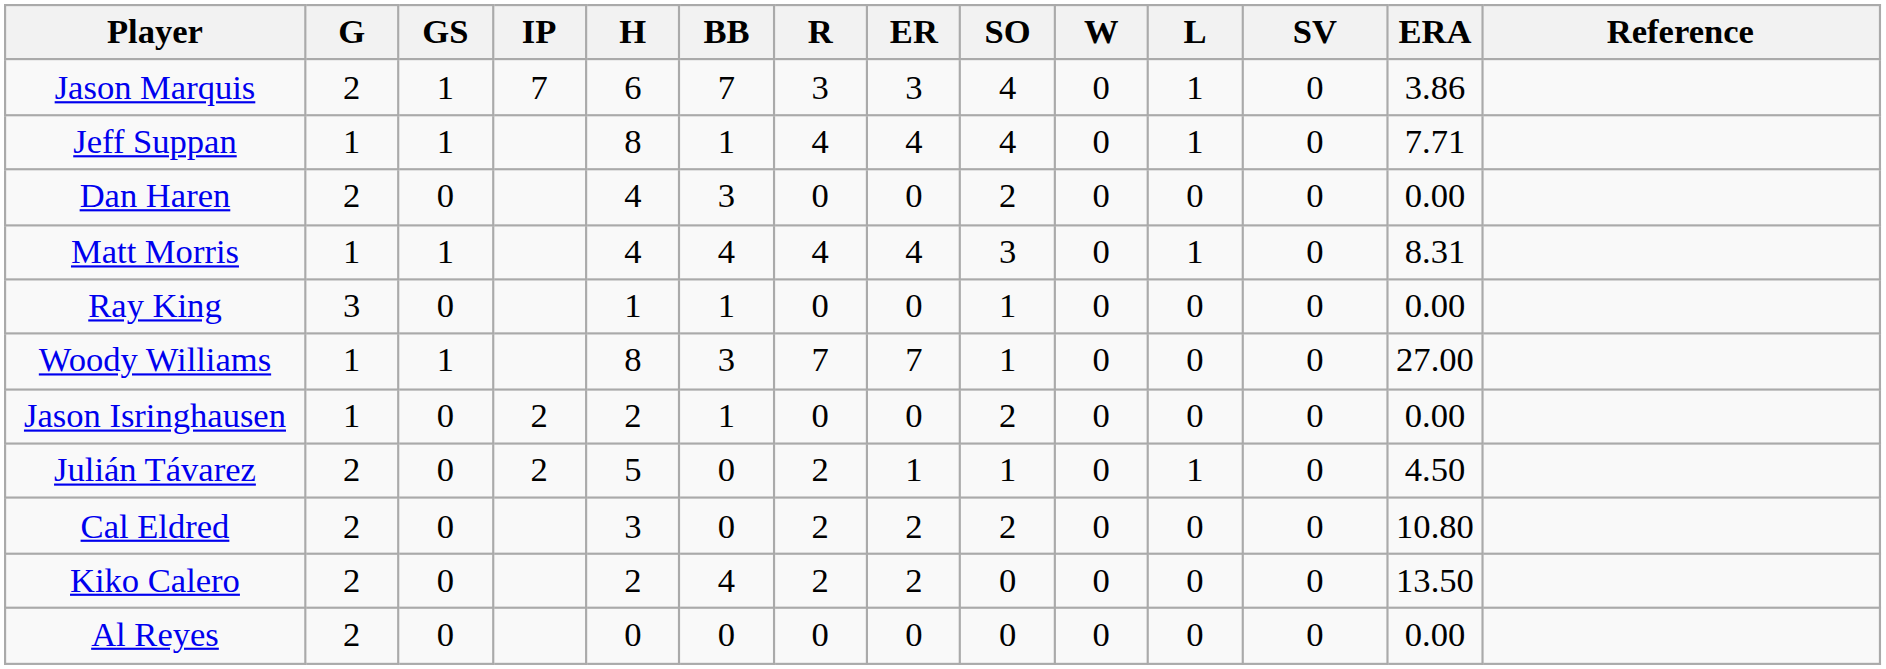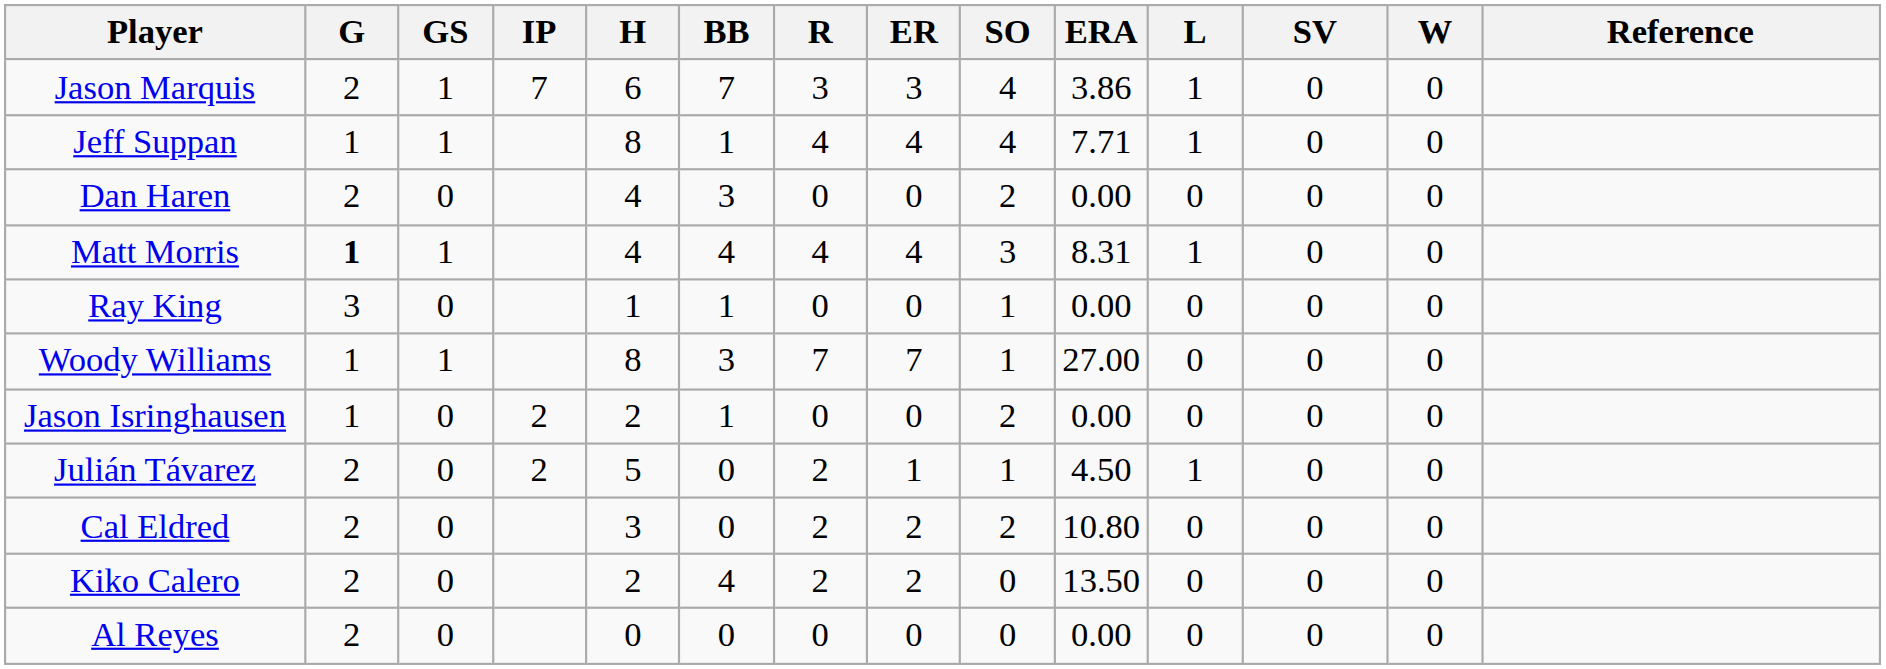columns swapped: (1101, 31) <-> (1435, 31)
(352, 251) normal -> (352, 251) bold
